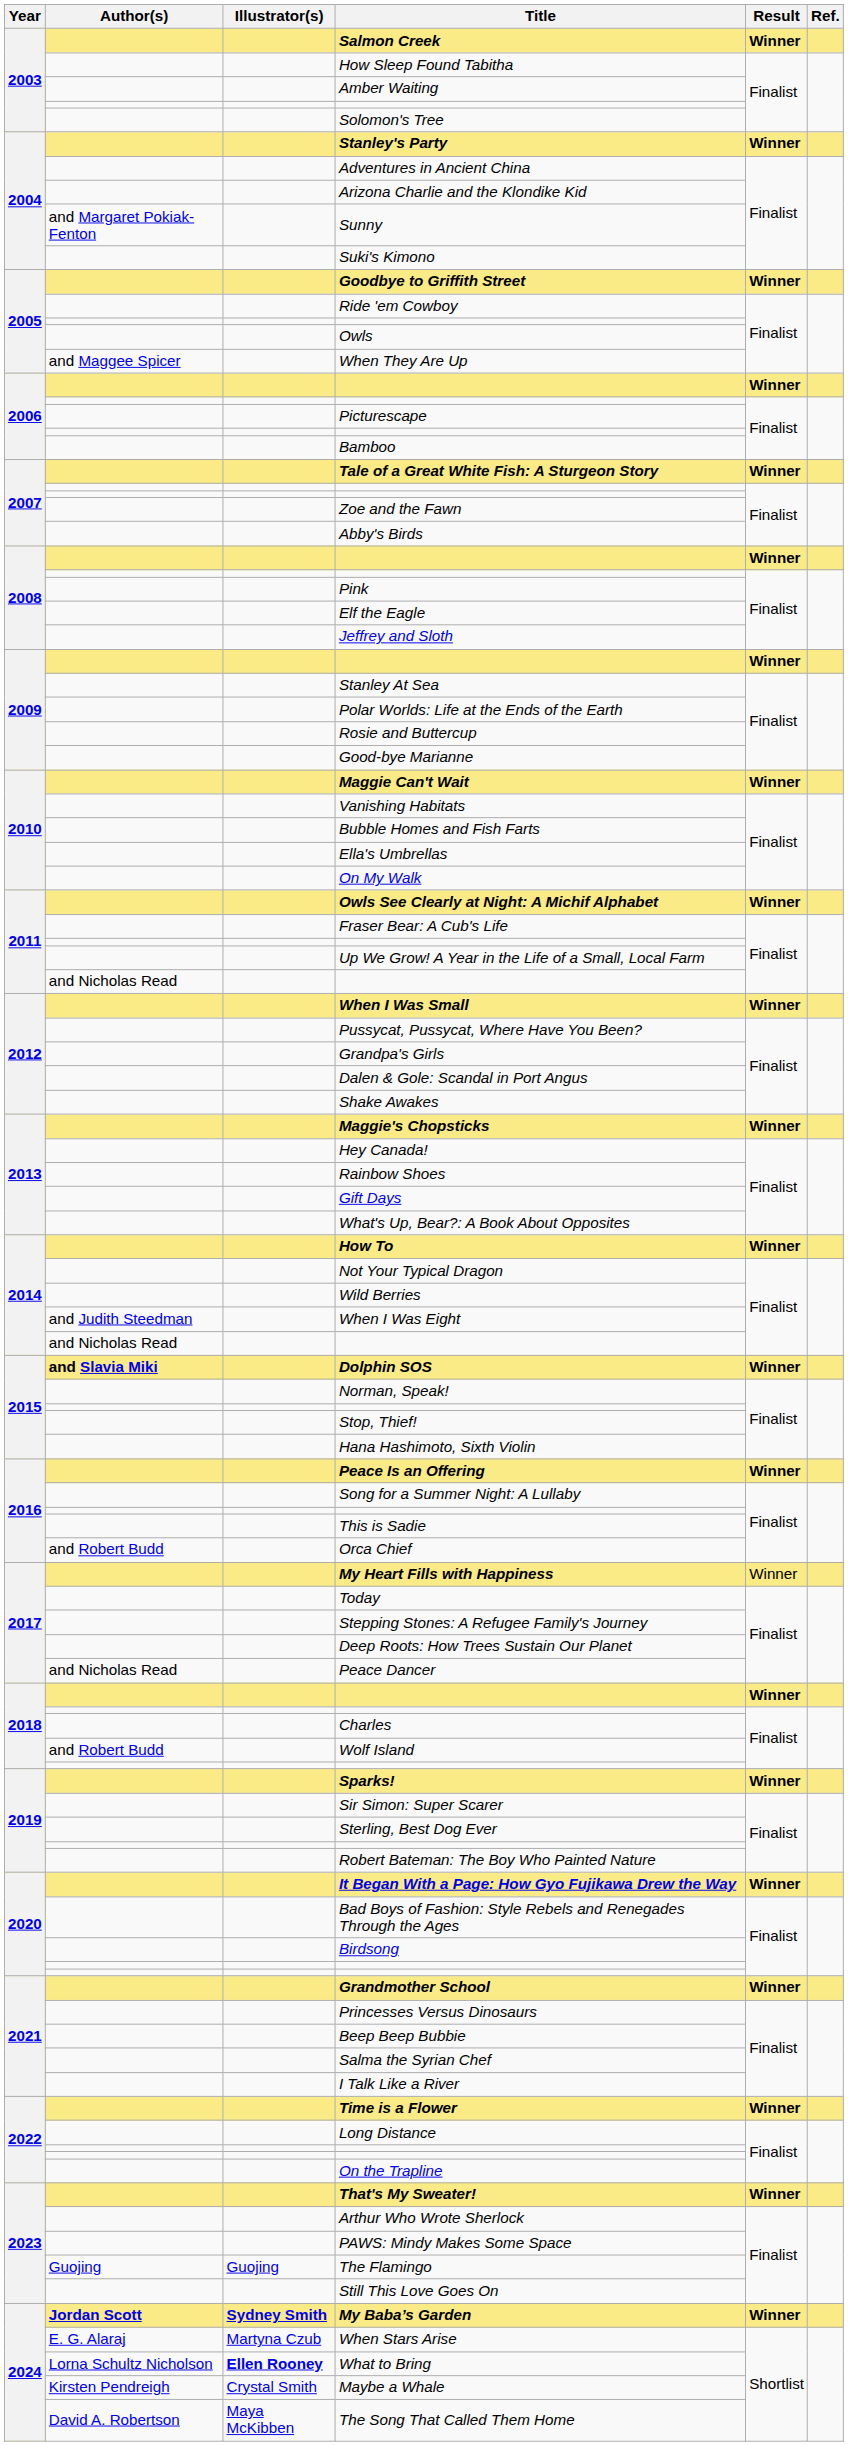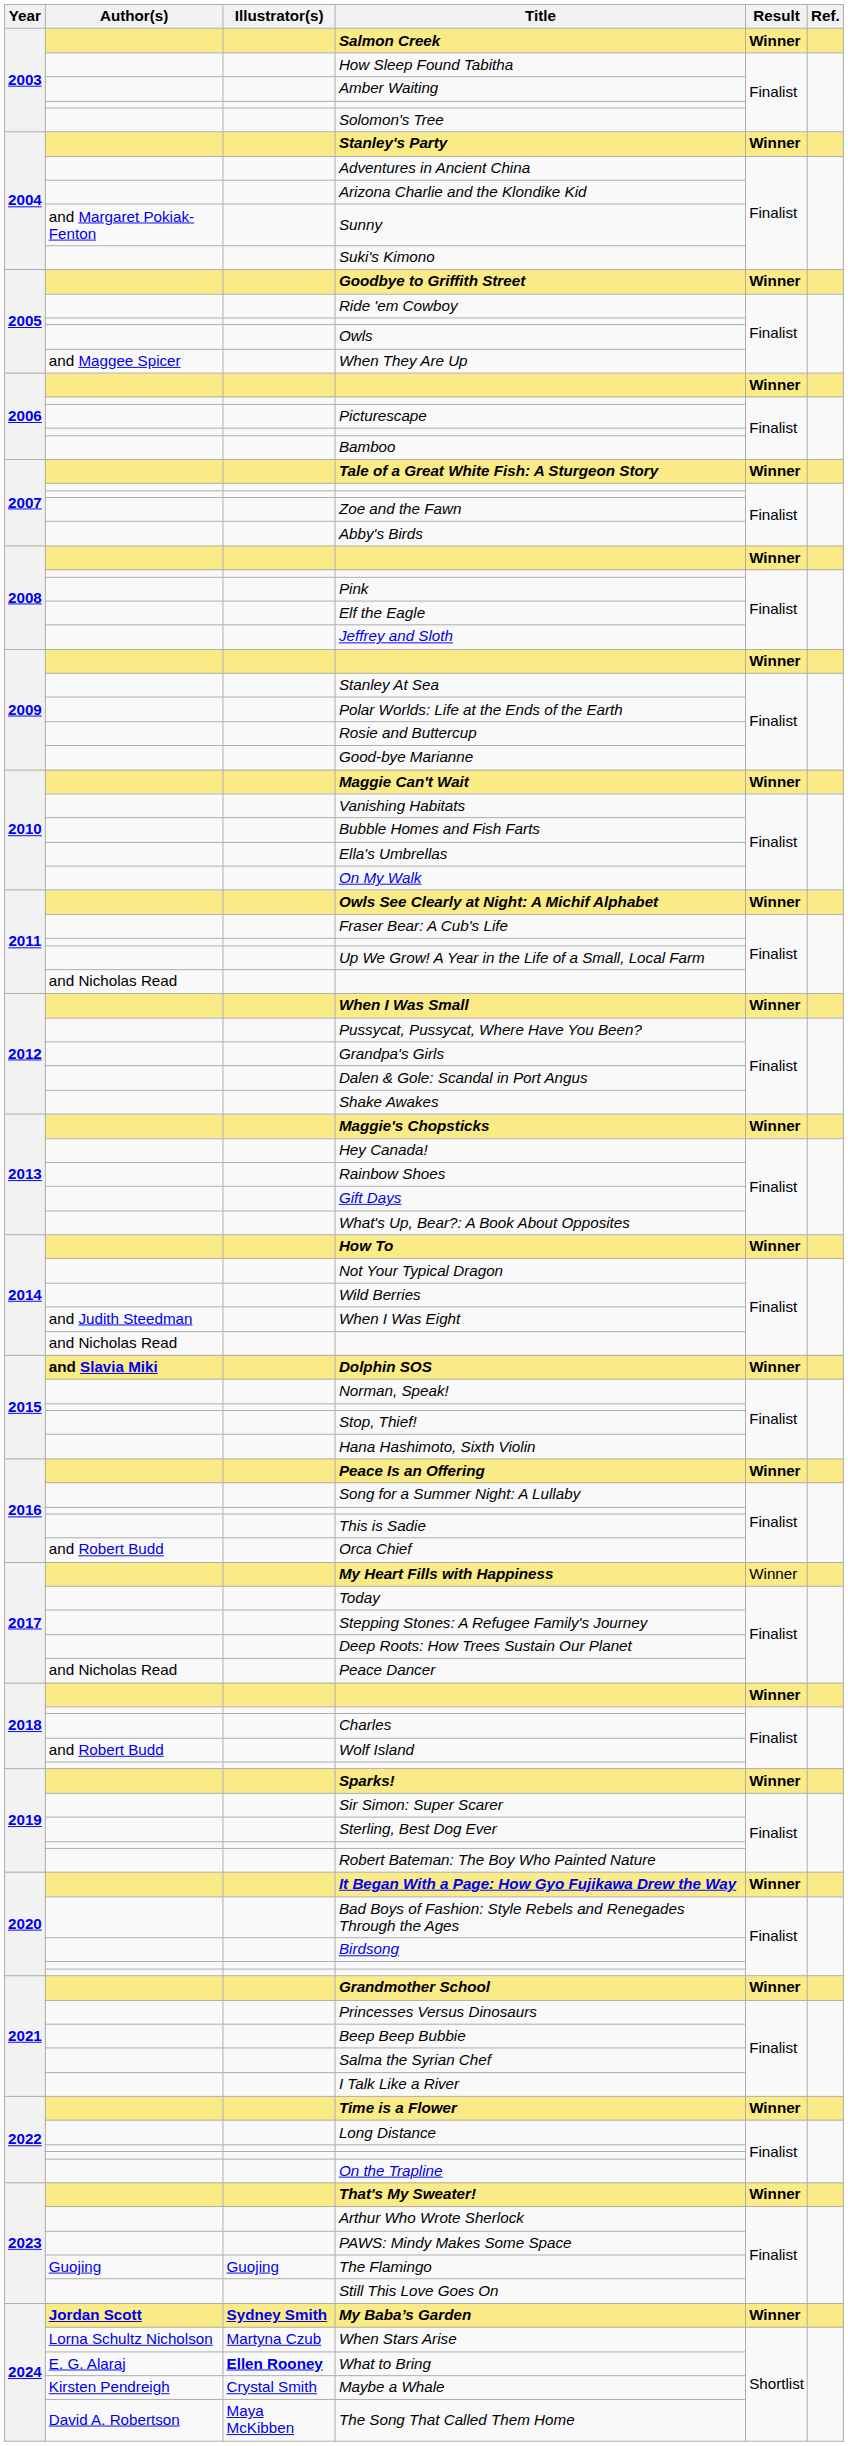(87, 2339) E. G. Alaraj -> (131, 2339) Lorna Schultz Nicholson
(131, 2363) Lorna Schultz Nicholson -> (87, 2363) E. G. Alaraj
